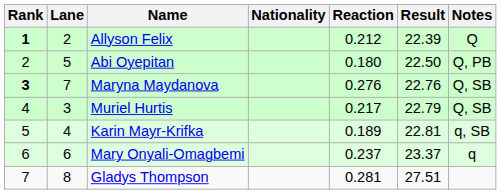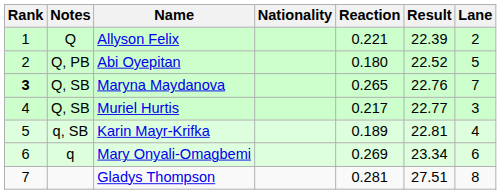columns swapped: (67, 16) <-> (472, 16)
(26, 39) bold -> (26, 39) normal
(363, 39) 0.212 -> (370, 39) 0.221
(423, 62) 22.50 -> (429, 62) 22.52
(363, 85) 0.276 -> (370, 85) 0.265
(423, 108) 22.79 -> (429, 108) 22.77
(363, 154) 0.237 -> (370, 154) 0.269
(423, 154) 23.37 -> (429, 154) 23.34
